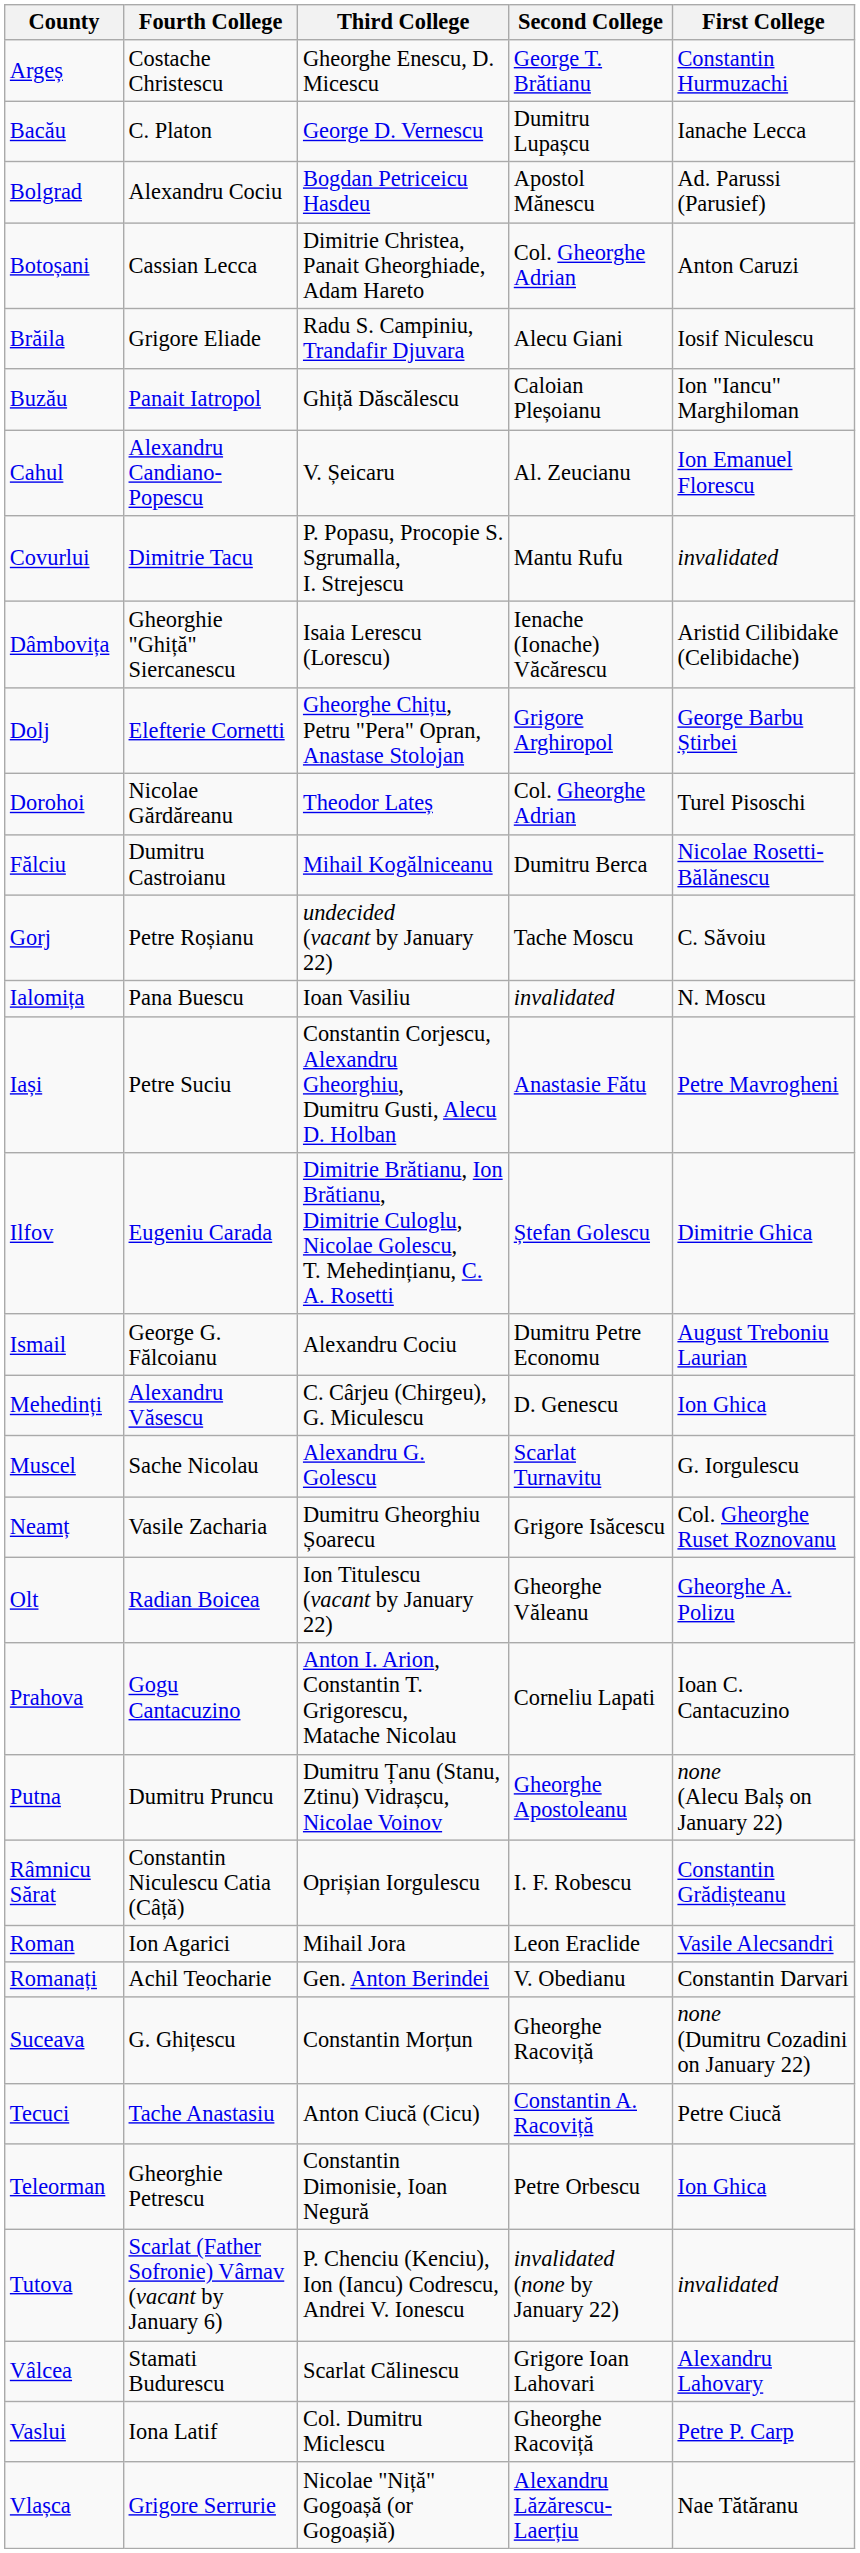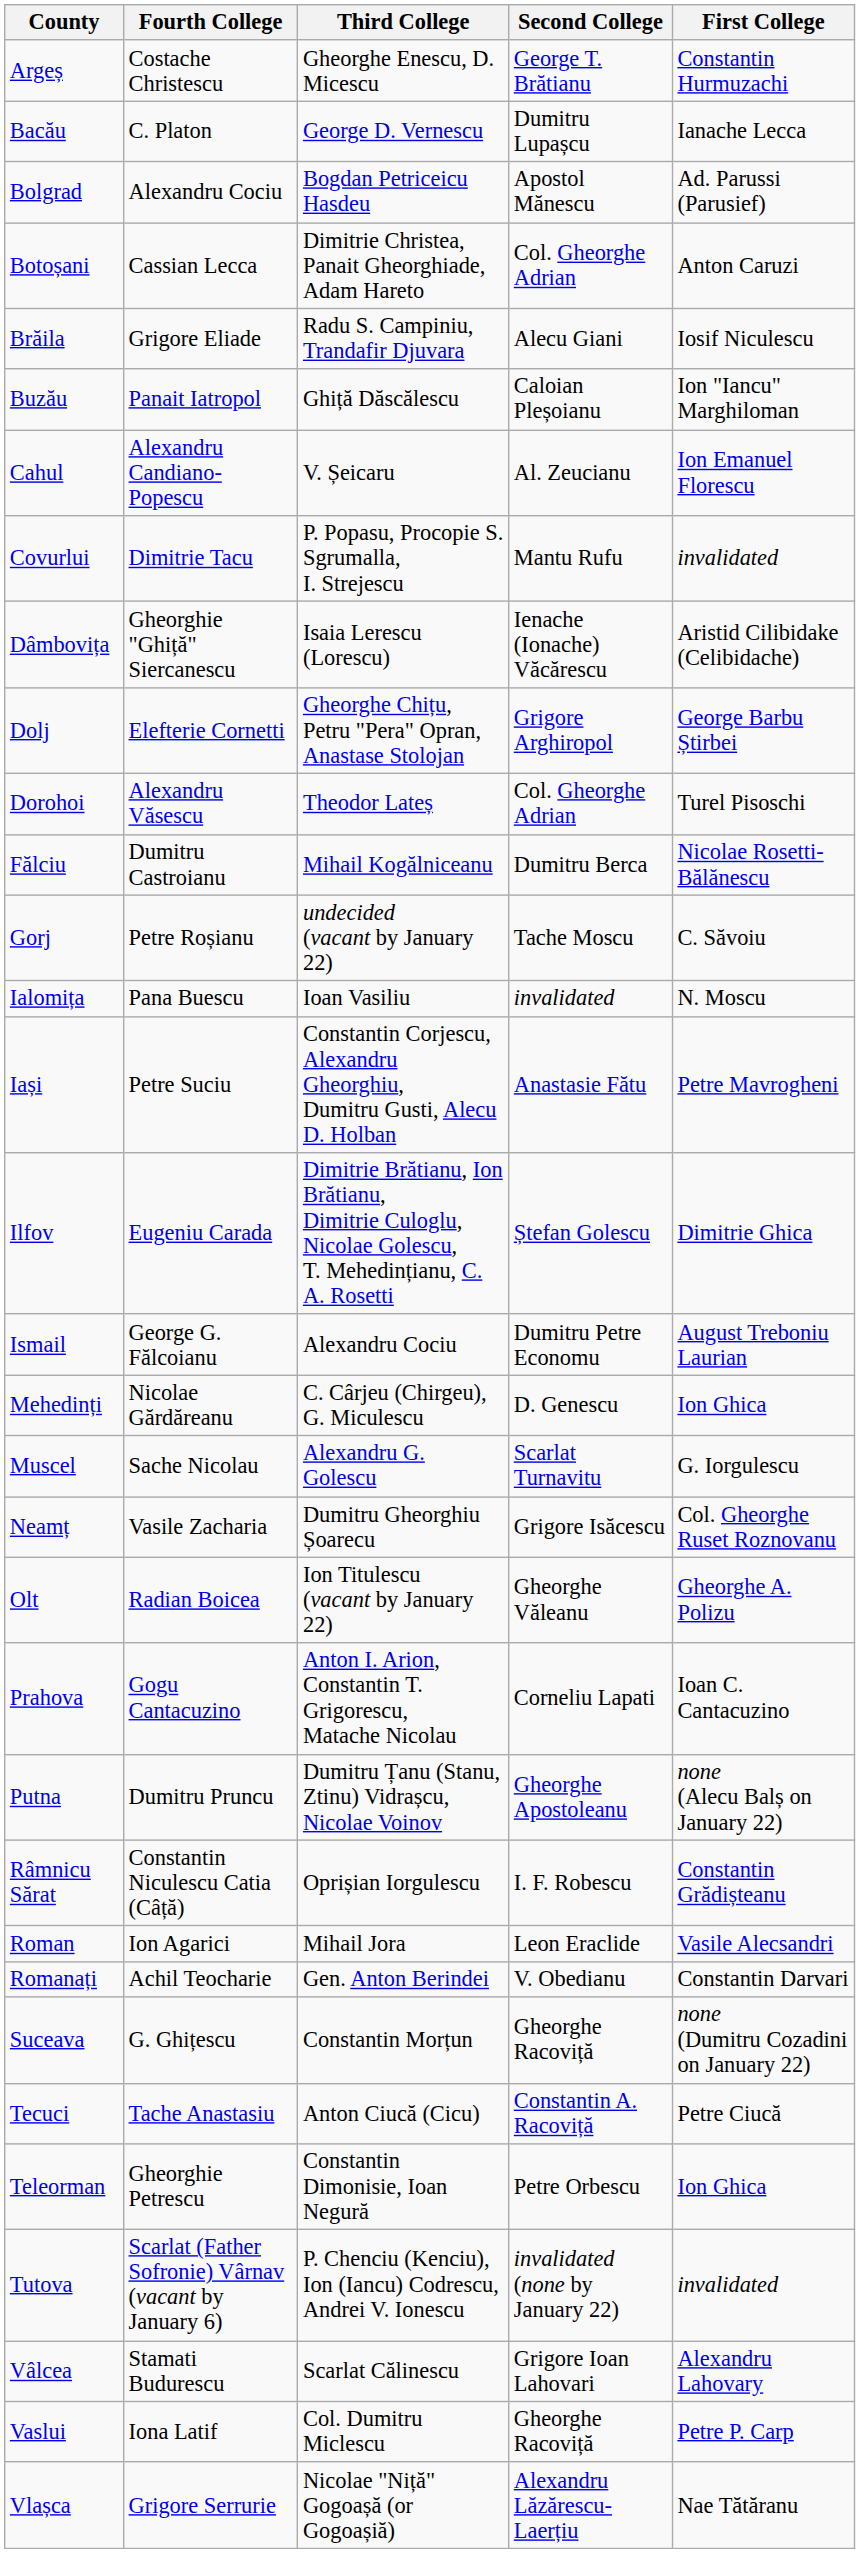(181, 803) Nicolae Gărdăreanu -> (176, 803) Alexandru Văsescu
(176, 1405) Alexandru Văsescu -> (181, 1405) Nicolae Gărdăreanu
